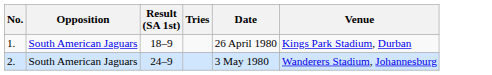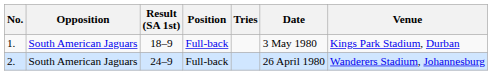+ column: (207, 19)
(246, 43) 26 April 1980 -> (290, 43) 3 May 1980
(242, 61) 3 May 1980 -> (294, 61) 26 April 1980
